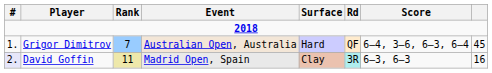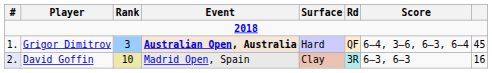(128, 44) 7 -> (128, 44) 3
(220, 44) normal -> (220, 44) bold
(128, 60) 11 -> (128, 60) 10
